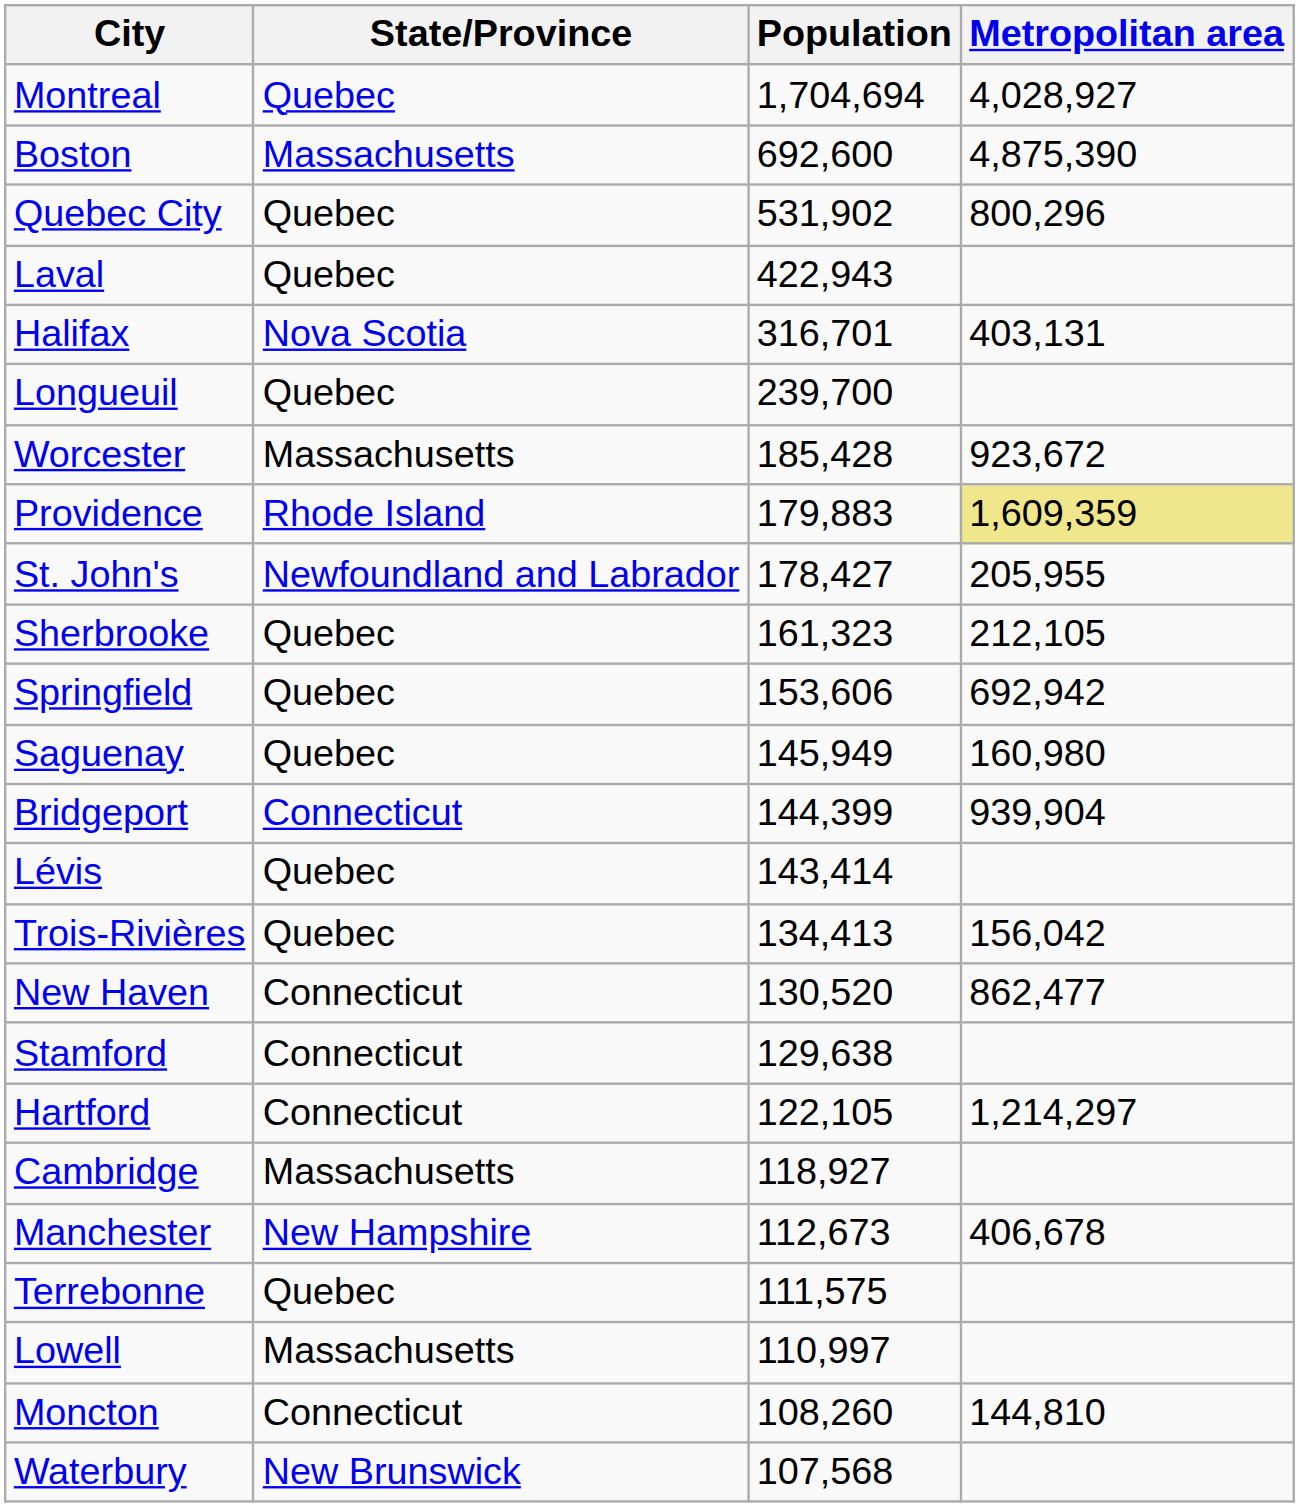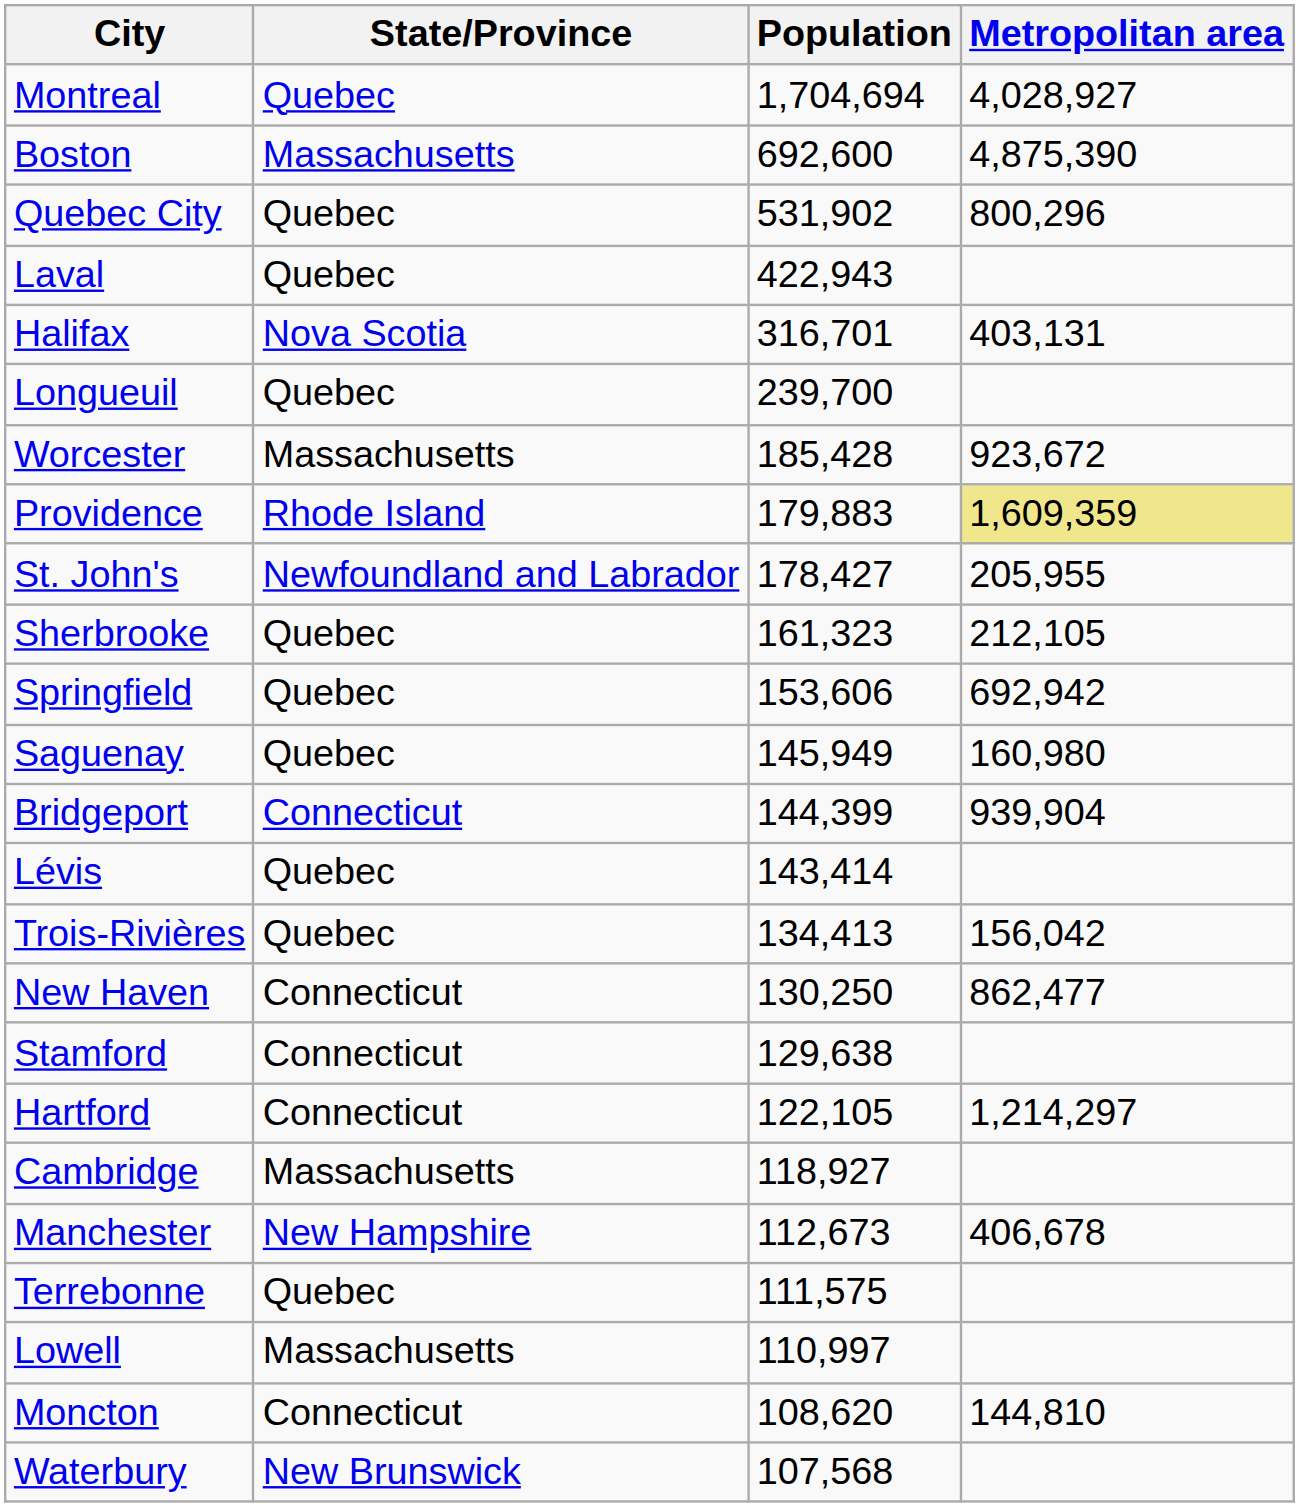(825, 992) 130,520 -> (825, 992) 130,250
(825, 1411) 108,260 -> (825, 1411) 108,620
